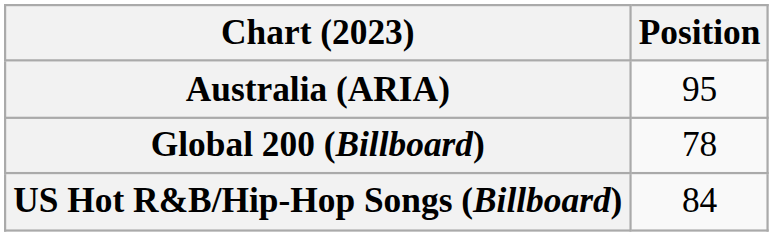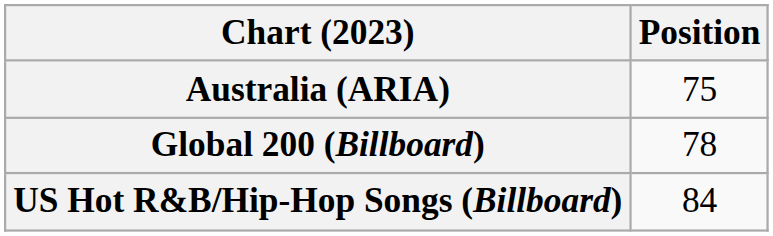(700, 88) 95 -> (700, 88) 75
